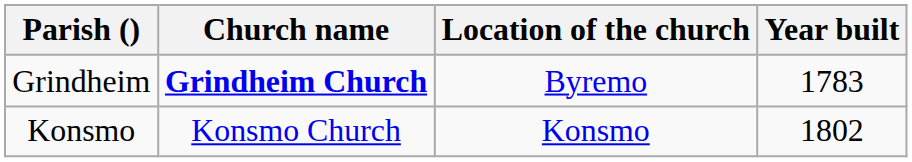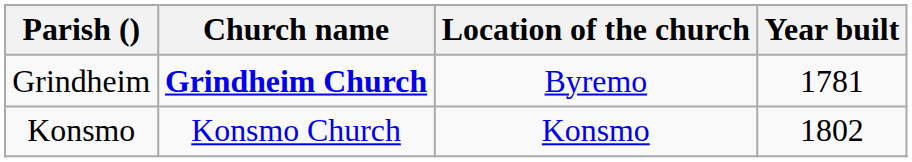(832, 80) 1783 -> (832, 80) 1781
